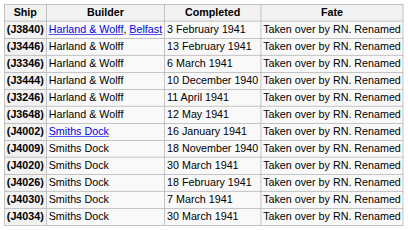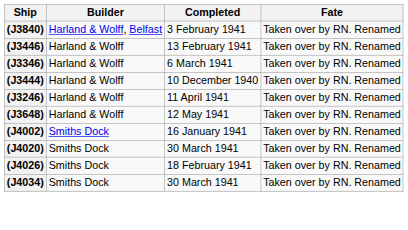- row: (25, 149)
- row: (25, 200)
